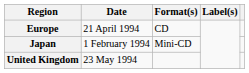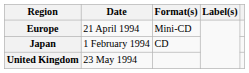(162, 28) CD -> (173, 28) Mini-CD
(173, 44) Mini-CD -> (162, 44) CD
